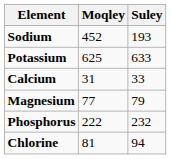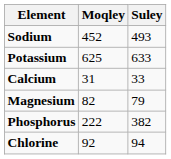(141, 36) 193 -> (141, 36) 493
(88, 100) 77 -> (88, 100) 82
(141, 121) 232 -> (141, 121) 382
(88, 143) 81 -> (88, 143) 92
